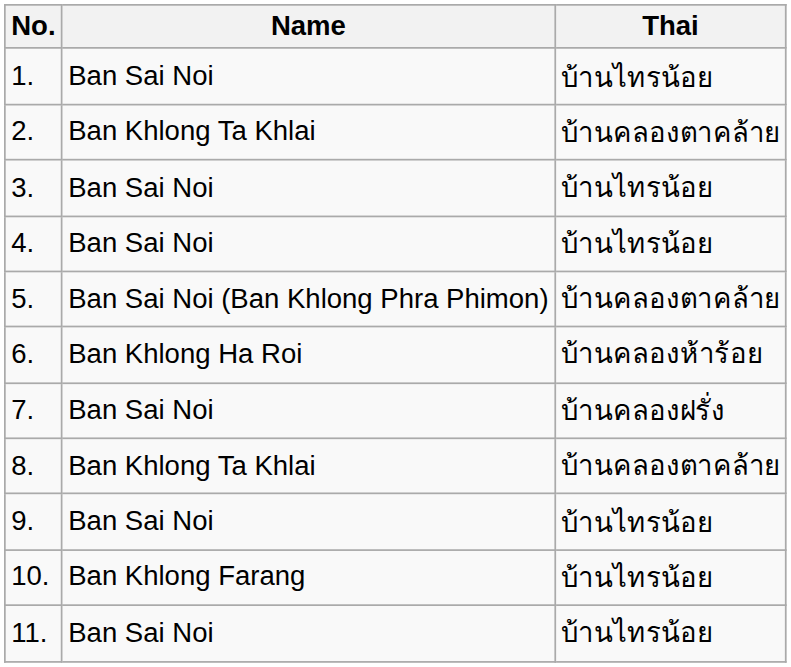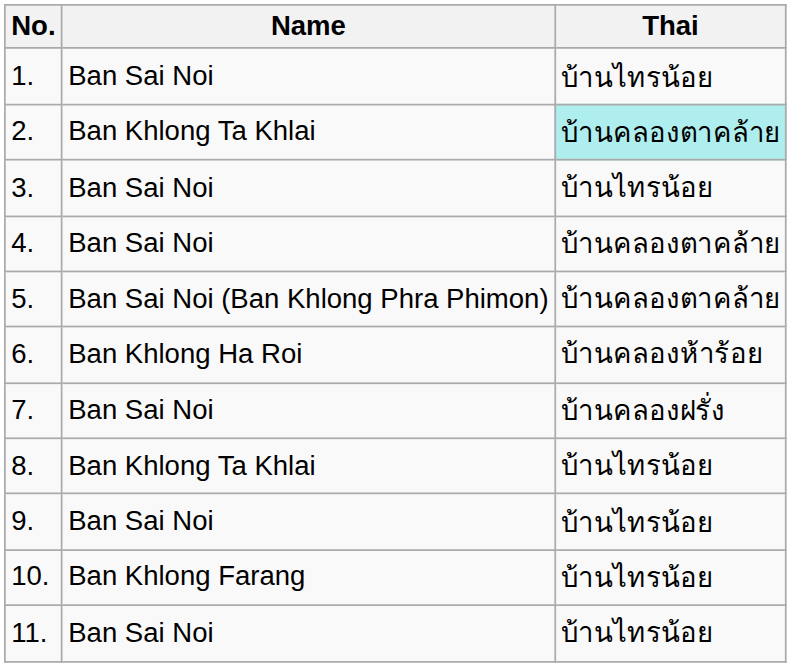(670, 132) no background -> (670, 132) paleturquoise background
(637, 243) บ้านไทรน้อย -> (670, 243) บ้านคลองตาคล้าย
(670, 466) บ้านคลองตาคล้าย -> (637, 466) บ้านไทรน้อย
